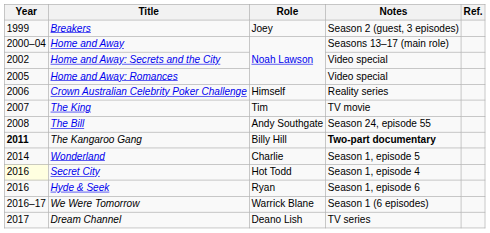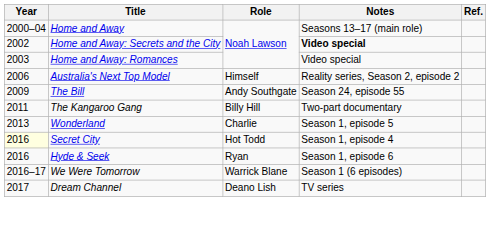- row: (71, 28)
(358, 60) normal -> (333, 44) bold
(18, 76) 2005 -> (18, 60) 2003
- row: (149, 92)
+ row: (110, 76)
- row: (71, 108)
(18, 124) 2008 -> (18, 92) 2009
(18, 140) bold -> (17, 108) normal
(382, 140) bold -> (351, 108) normal
(18, 156) 2014 -> (18, 124) 2013
